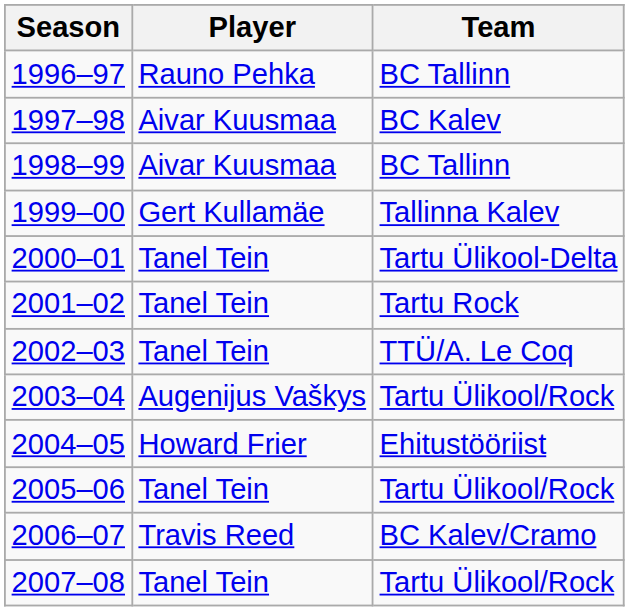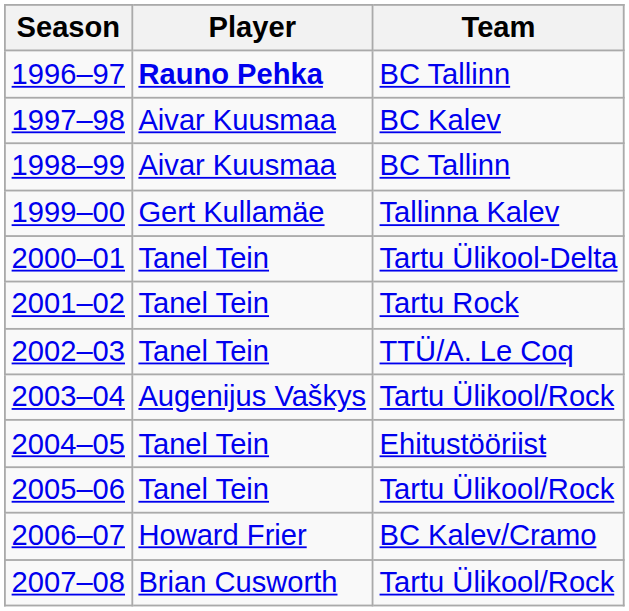(227, 73) normal -> (231, 73) bold
(223, 443) Howard Frier -> (204, 443) Tanel Tein
(216, 535) Travis Reed -> (223, 535) Howard Frier
(204, 581) Tanel Tein -> (238, 581) Brian Cusworth
